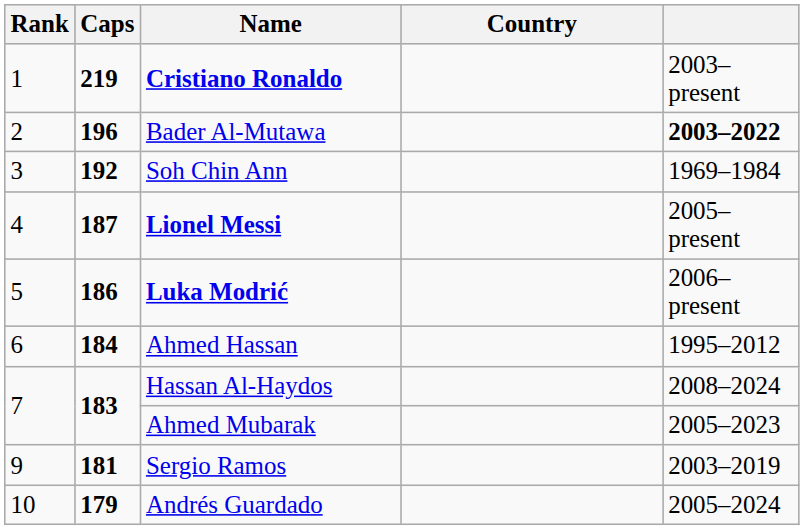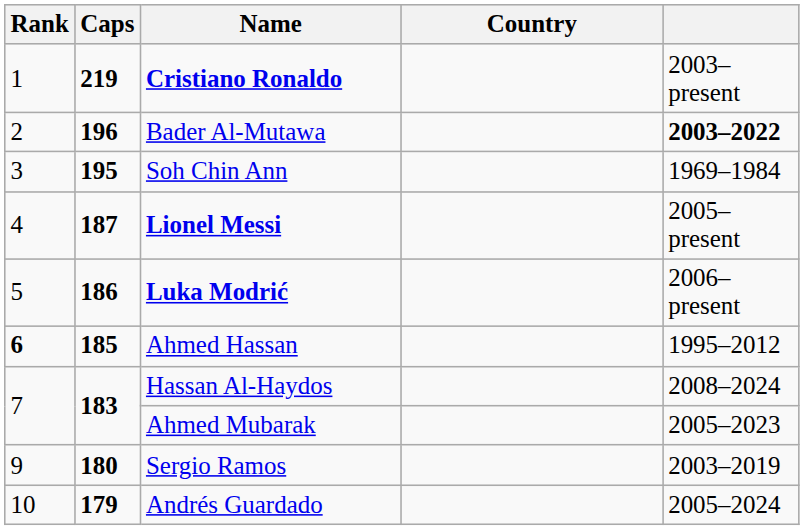(99, 171) 192 -> (99, 171) 195
(17, 346) normal -> (17, 346) bold
(99, 346) 184 -> (99, 346) 185
(99, 464) 181 -> (99, 464) 180
